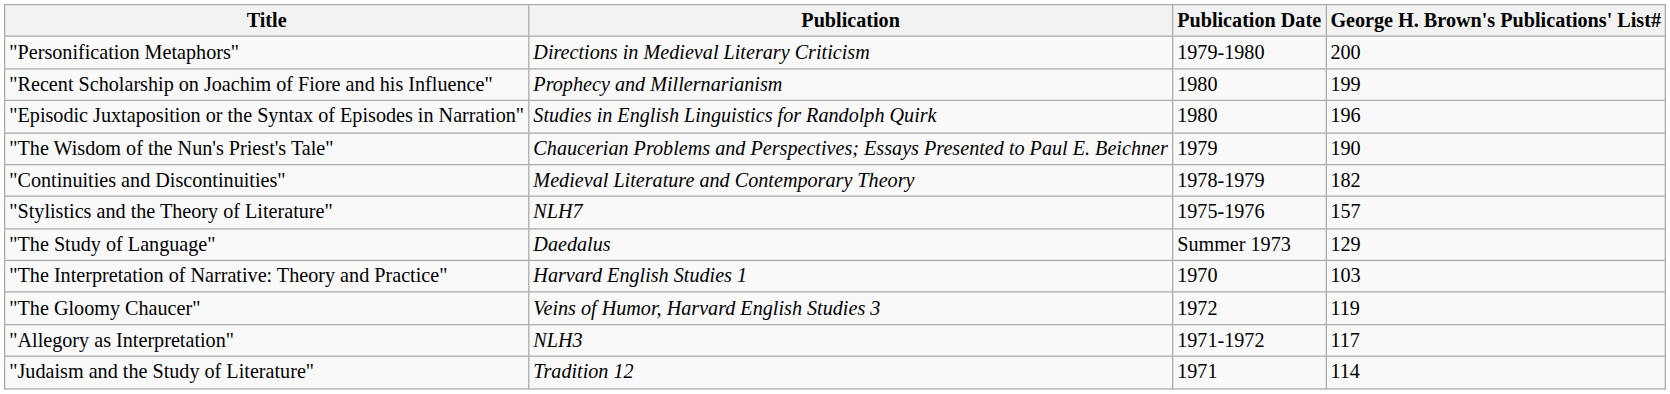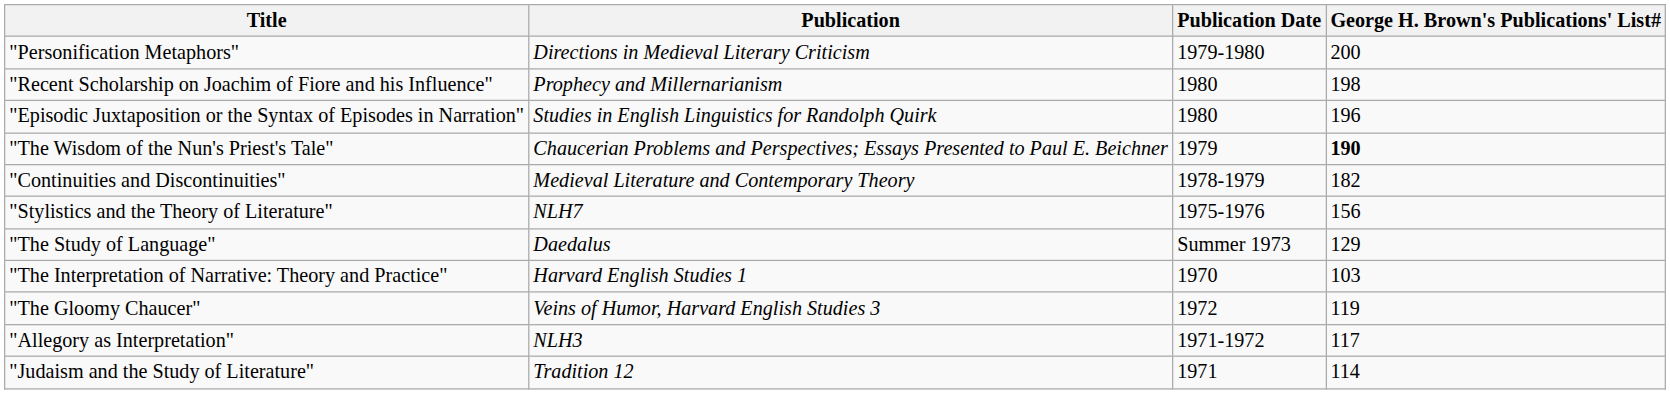(1346, 84) 199 -> (1346, 84) 198
(1346, 148) normal -> (1346, 148) bold
(1346, 212) 157 -> (1346, 212) 156
